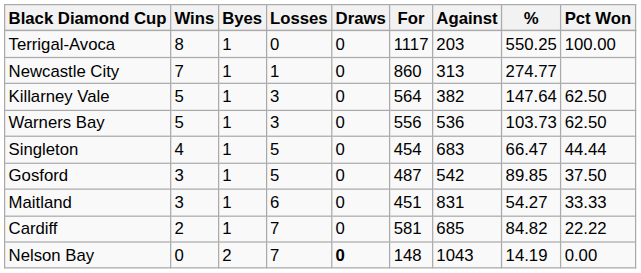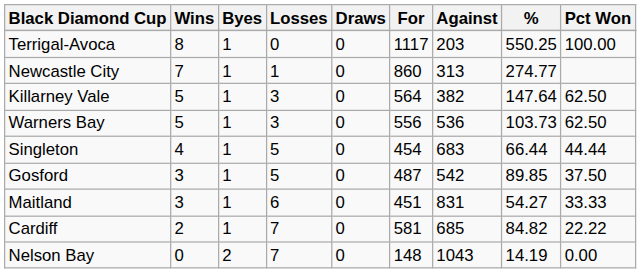(527, 149) 66.47 -> (527, 149) 66.44
(340, 255) bold -> (340, 255) normal
